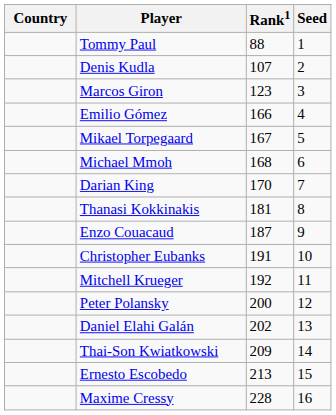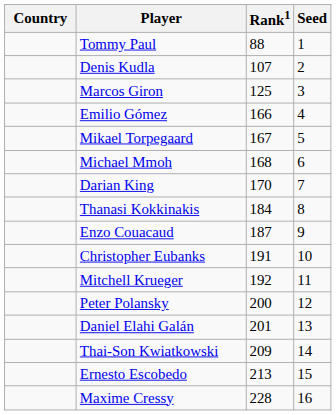(261, 91) 123 -> (261, 91) 125
(261, 209) 181 -> (261, 209) 184
(261, 327) 202 -> (261, 327) 201
